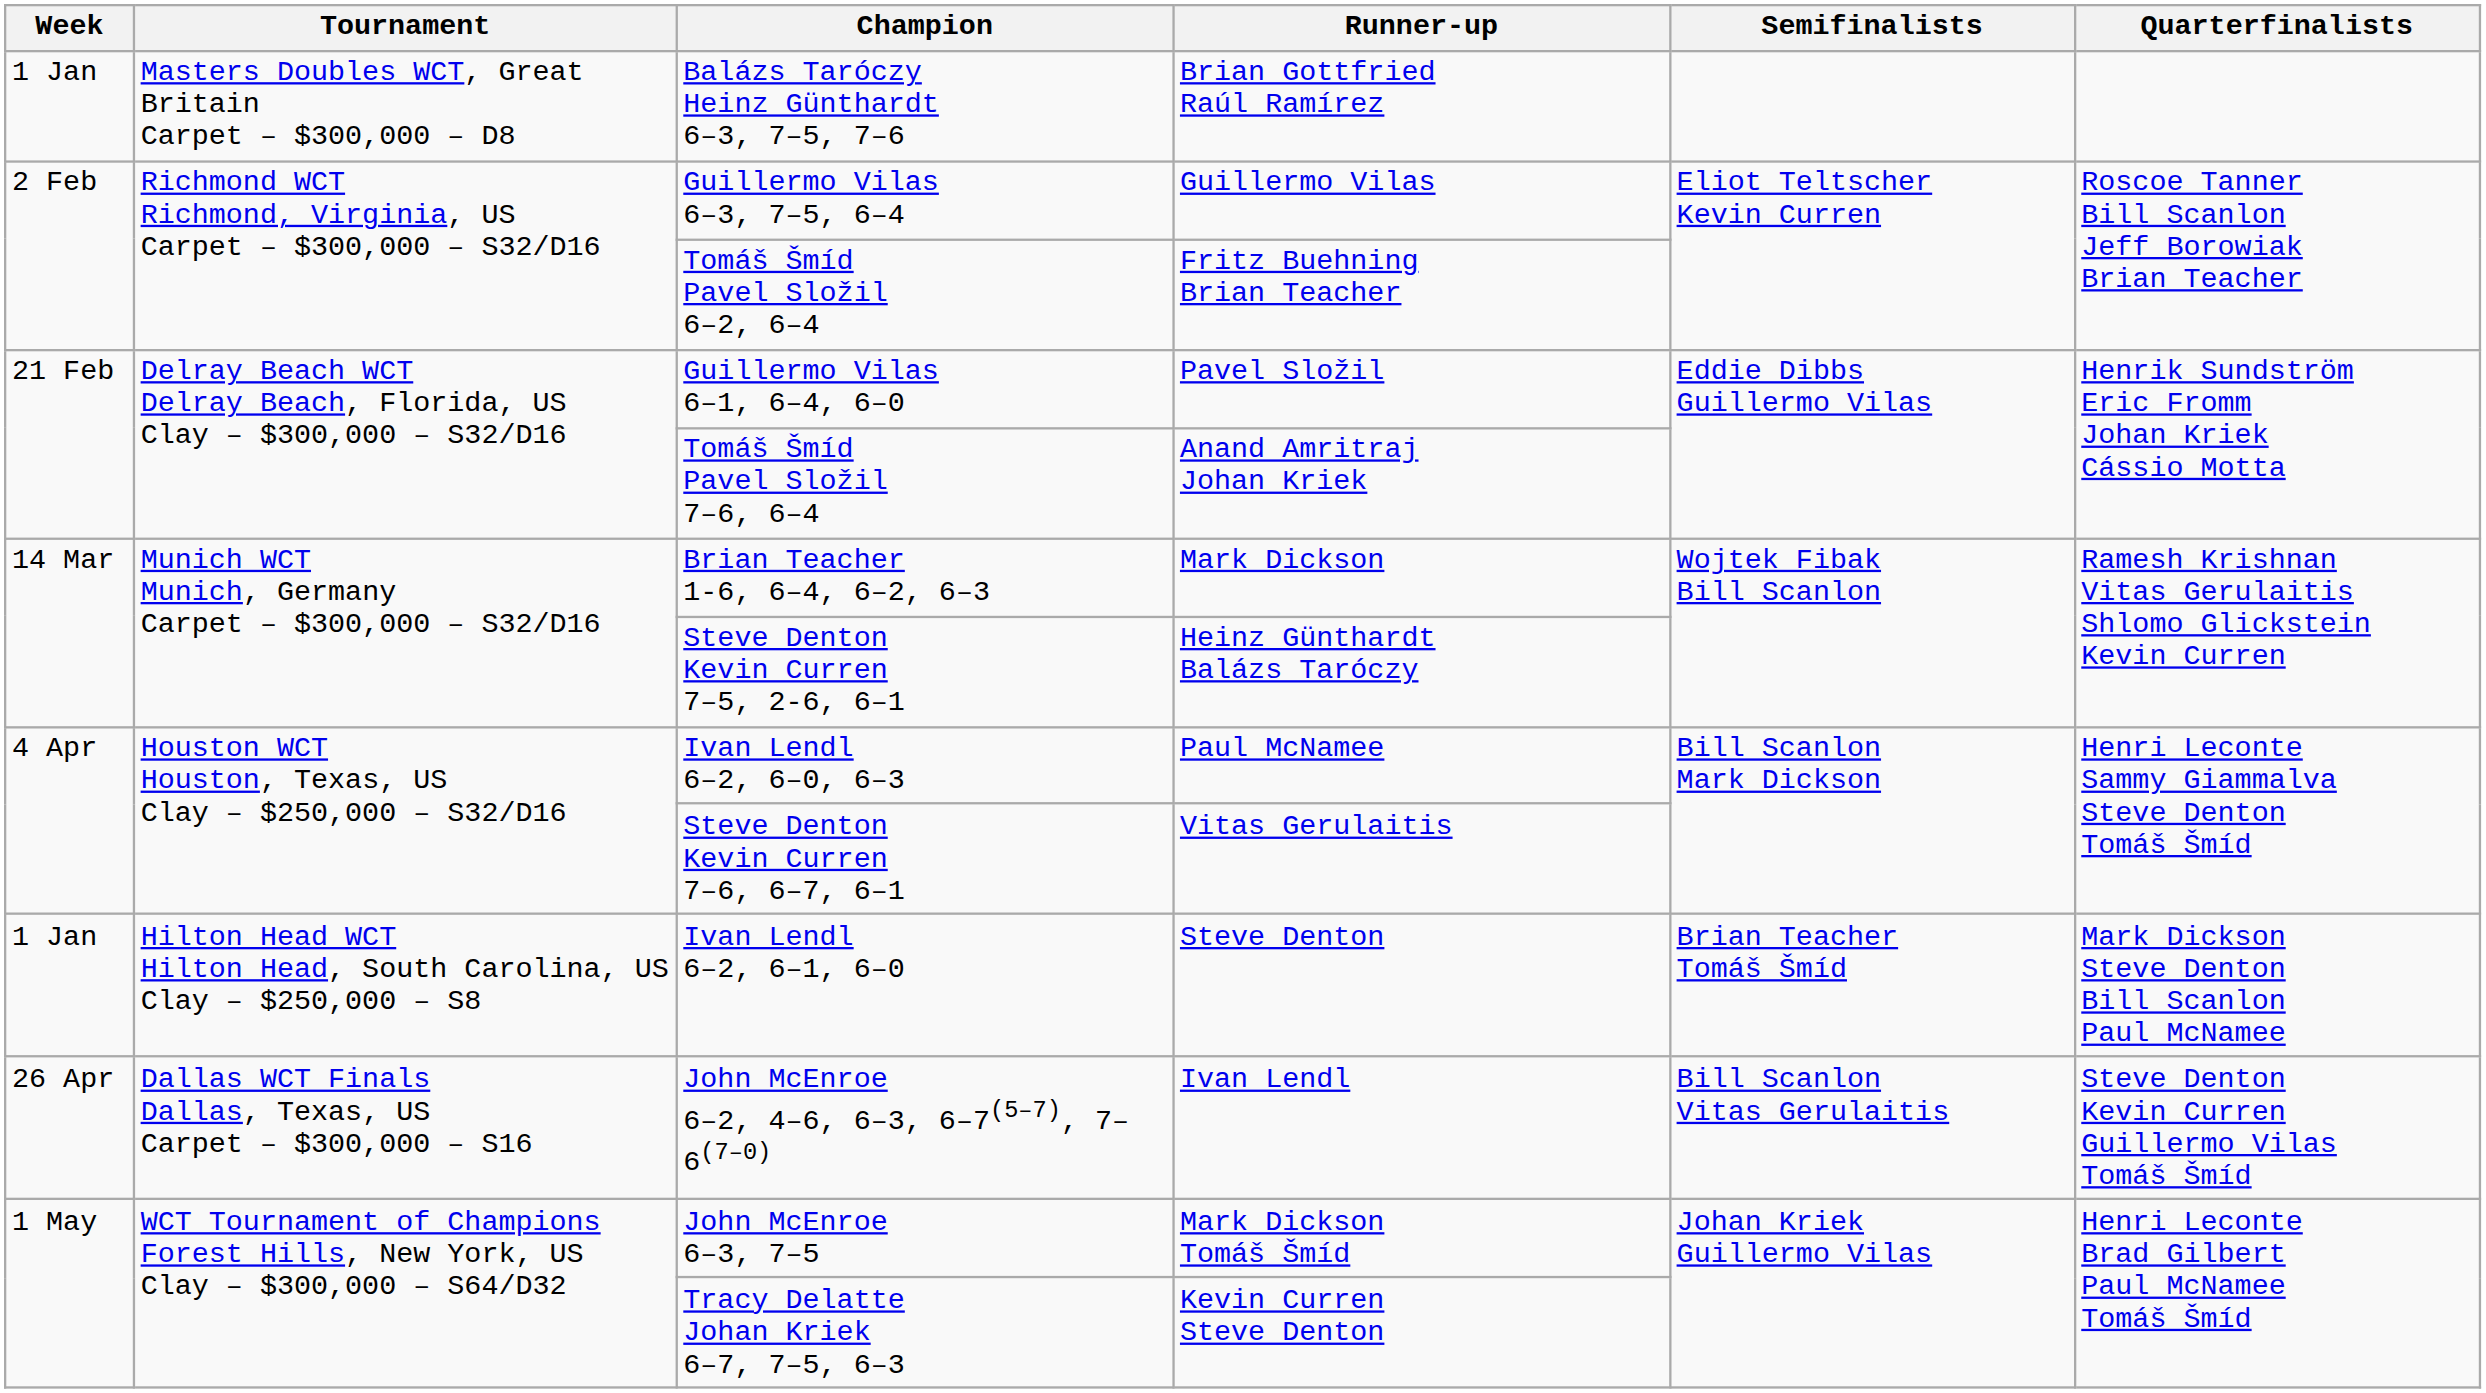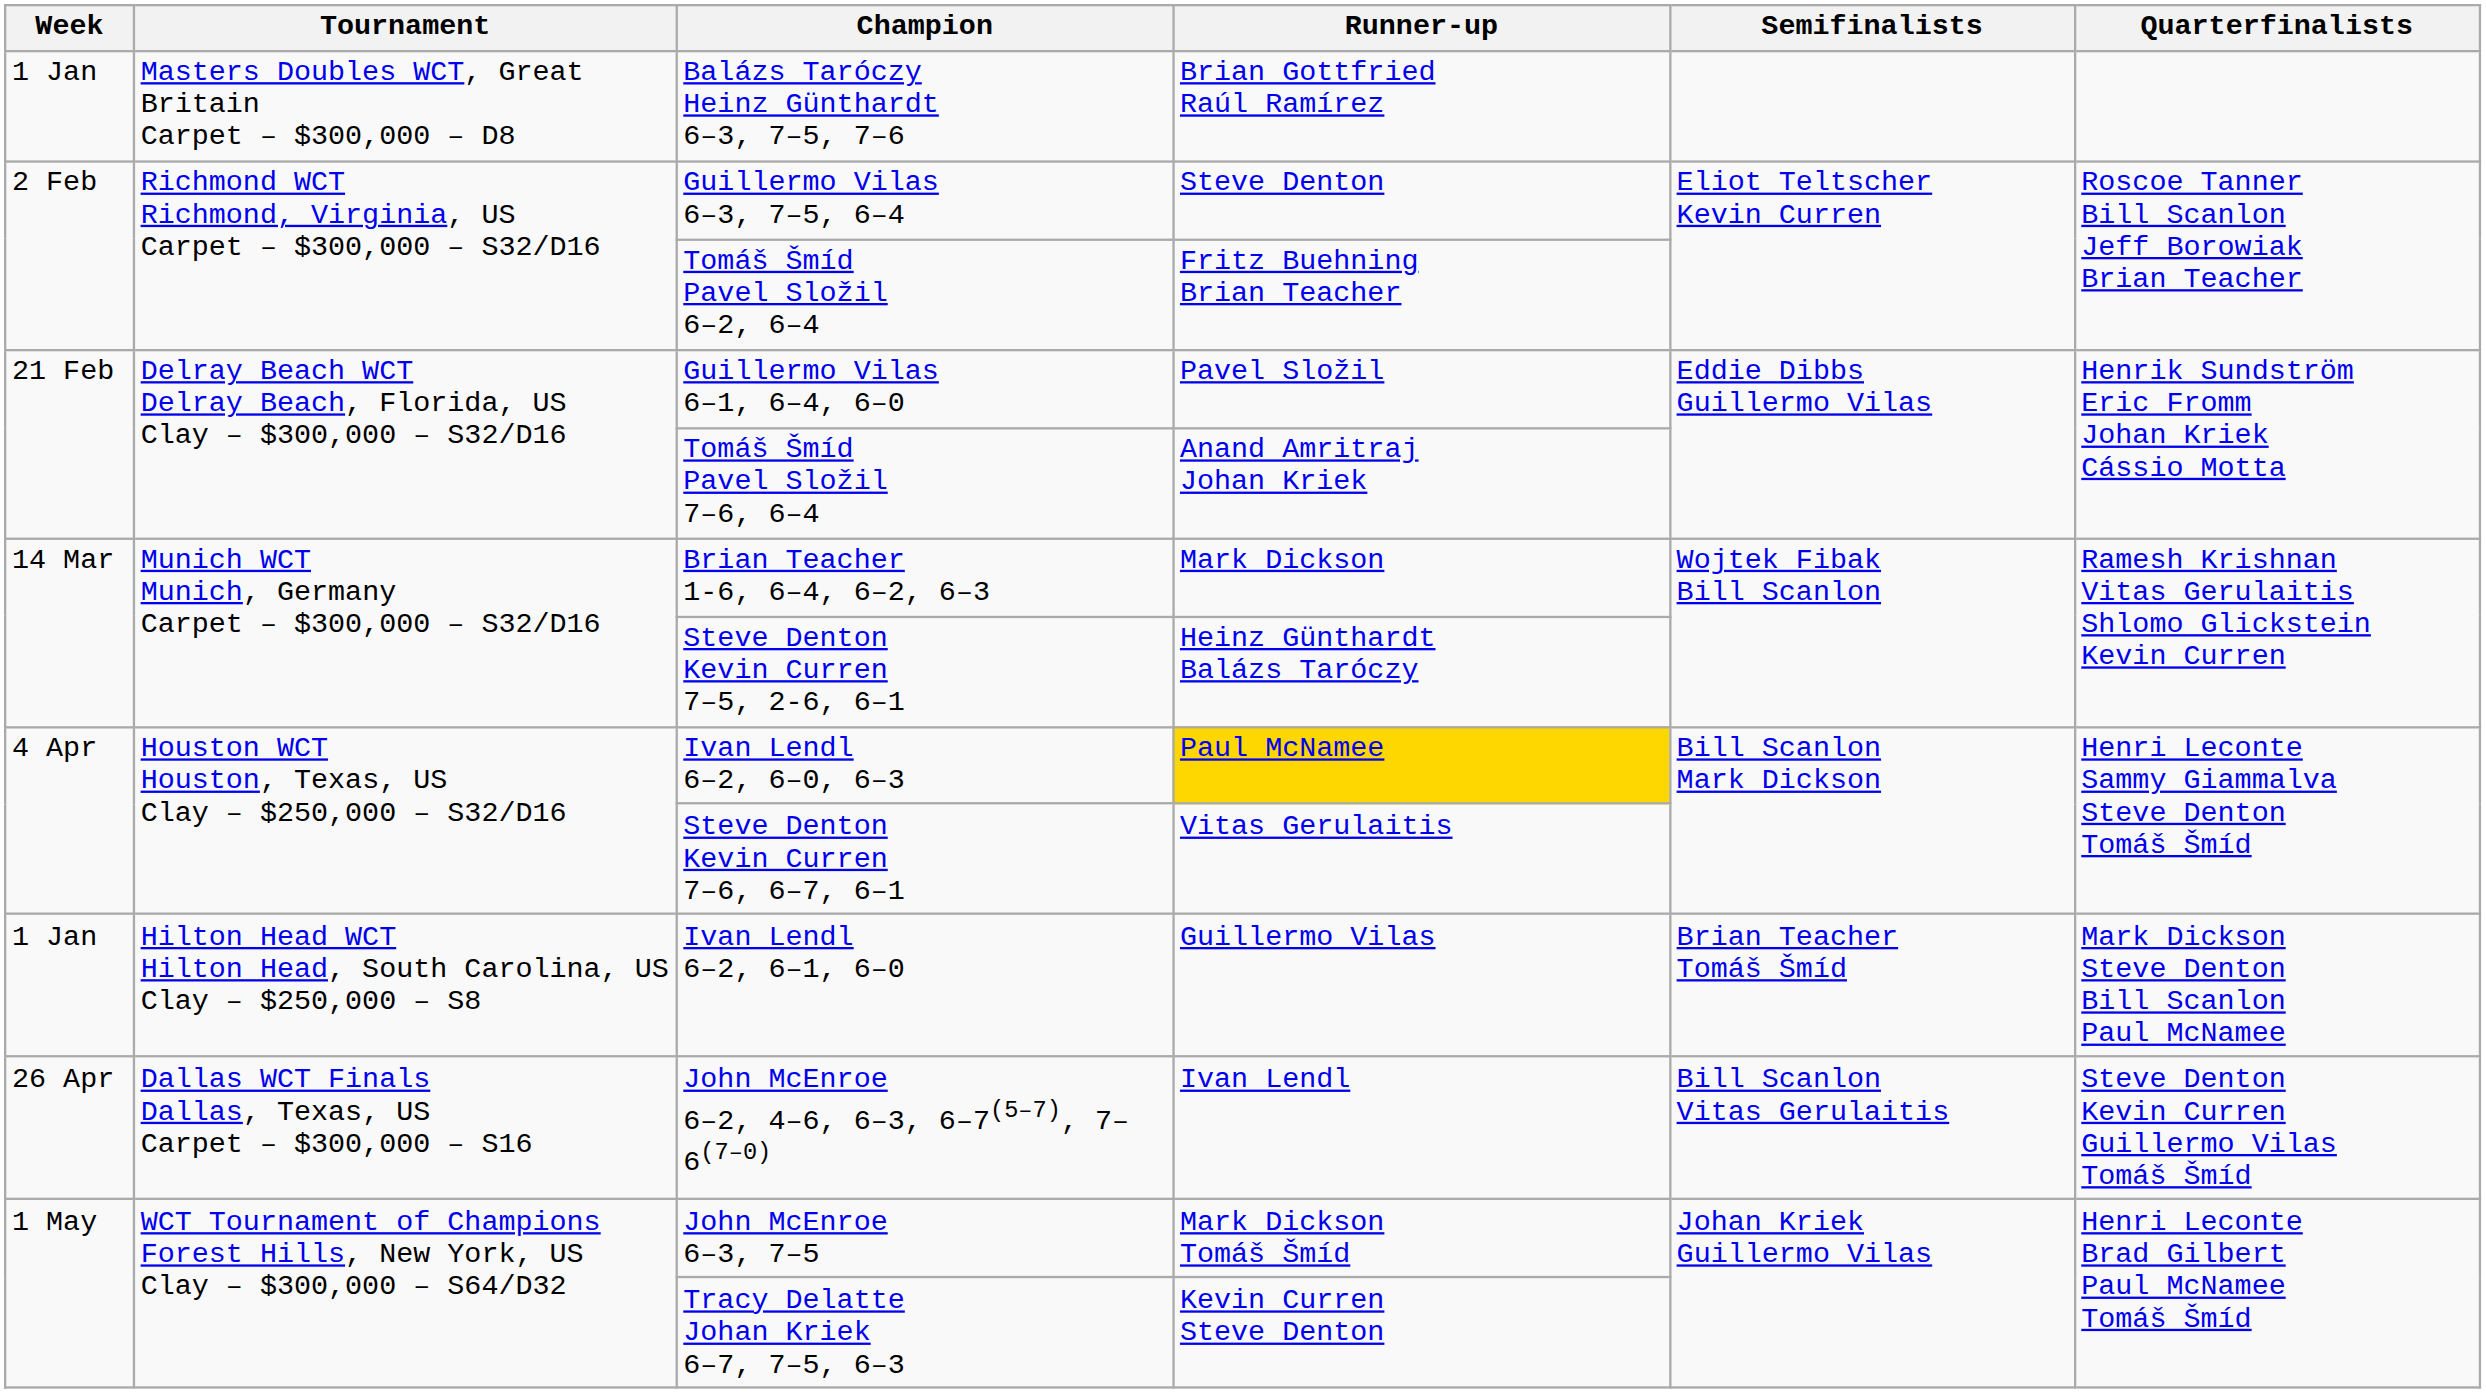(1308, 185) Guillermo Vilas -> (1282, 185) Steve Denton
(1282, 749) no background -> (1282, 749) gold background
(1282, 938) Steve Denton -> (1308, 938) Guillermo Vilas
